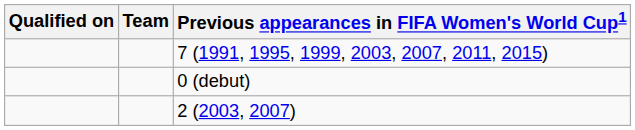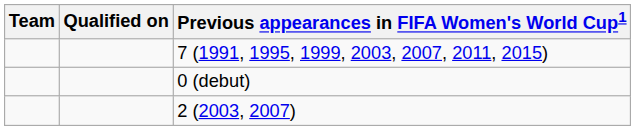columns swapped: (146, 21) <-> (61, 21)
